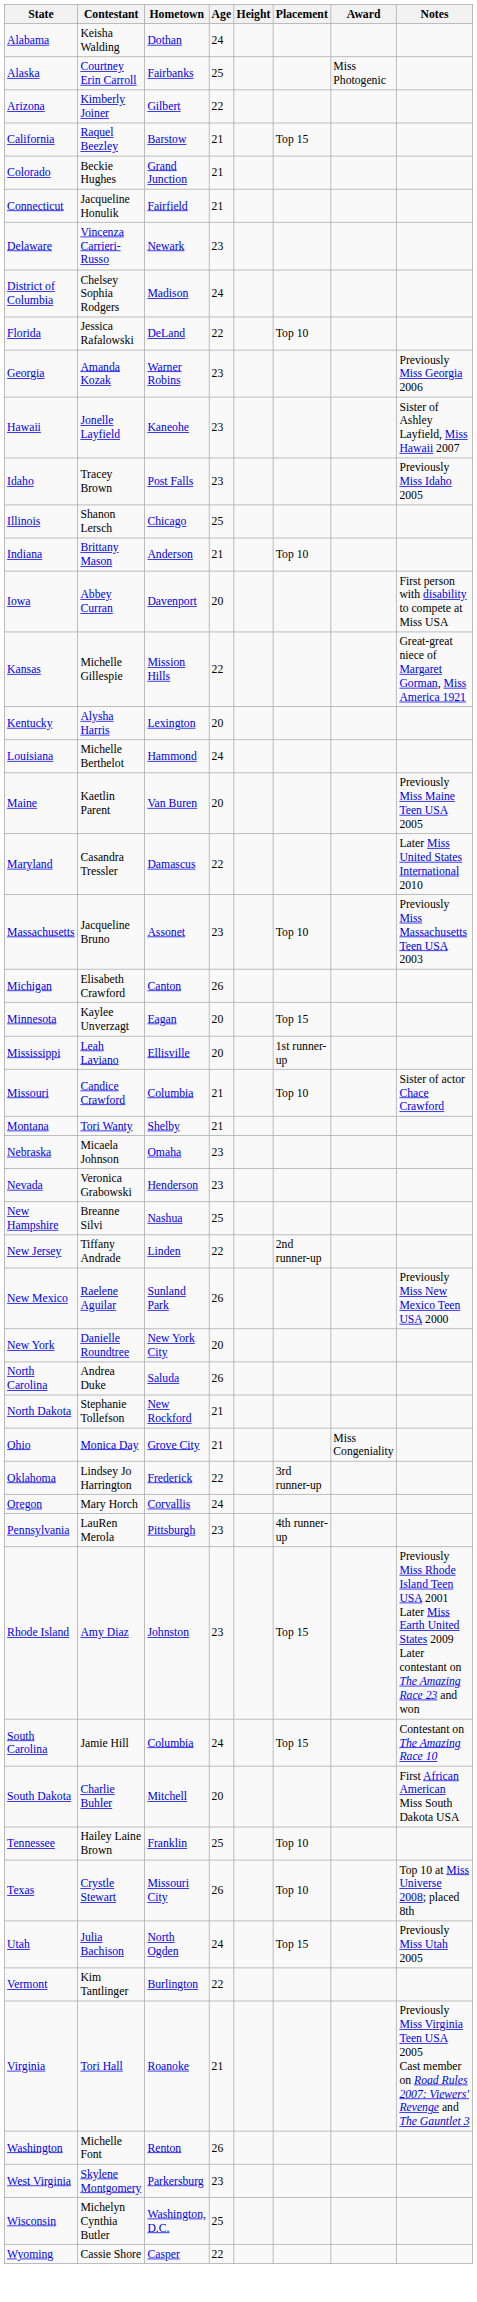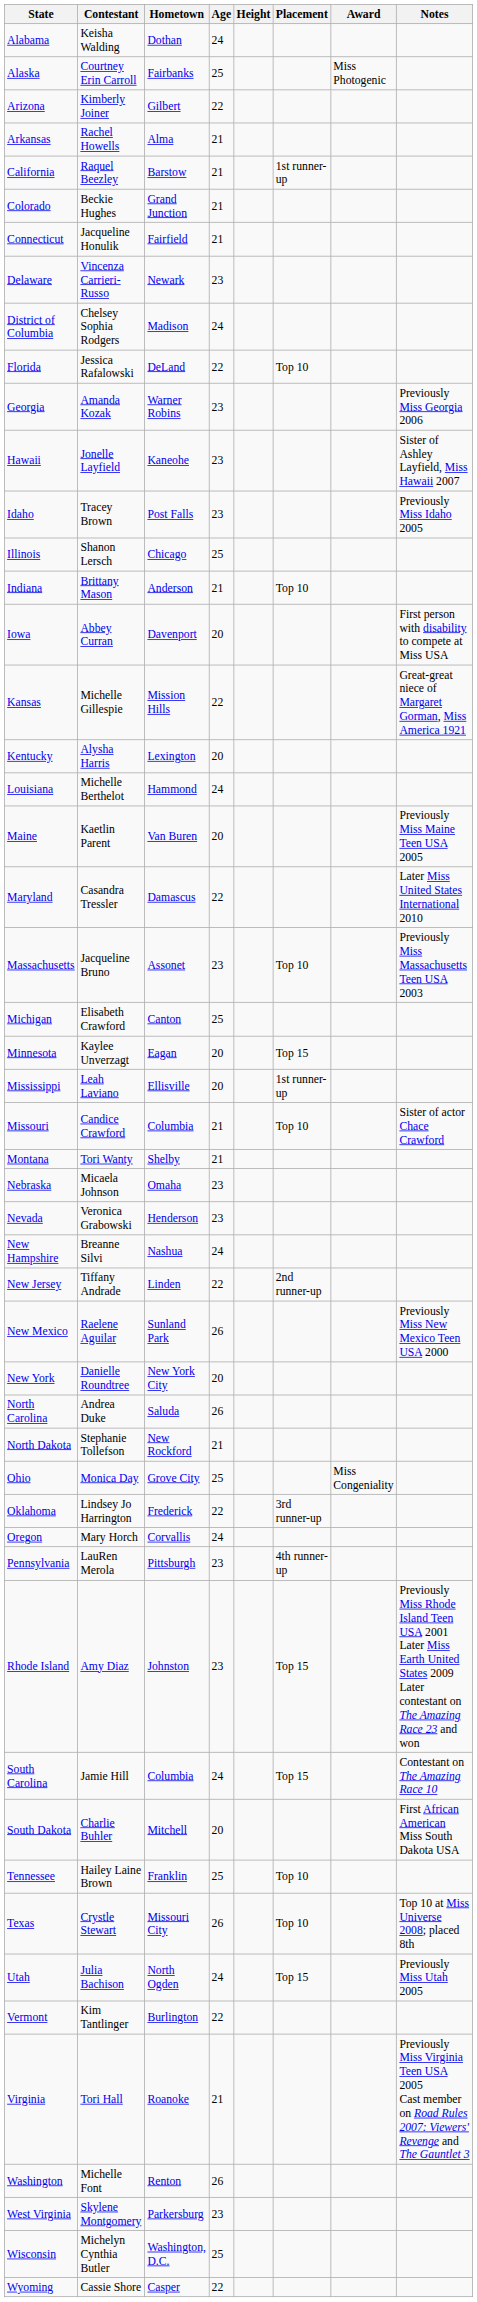+ row: (29, 140)
(292, 140) Top 15 -> (301, 173) 1st runner-up
(217, 986) 26 -> (217, 1019) 25
(217, 1218) 25 -> (217, 1251) 24
(217, 1445) 21 -> (217, 1478) 25
